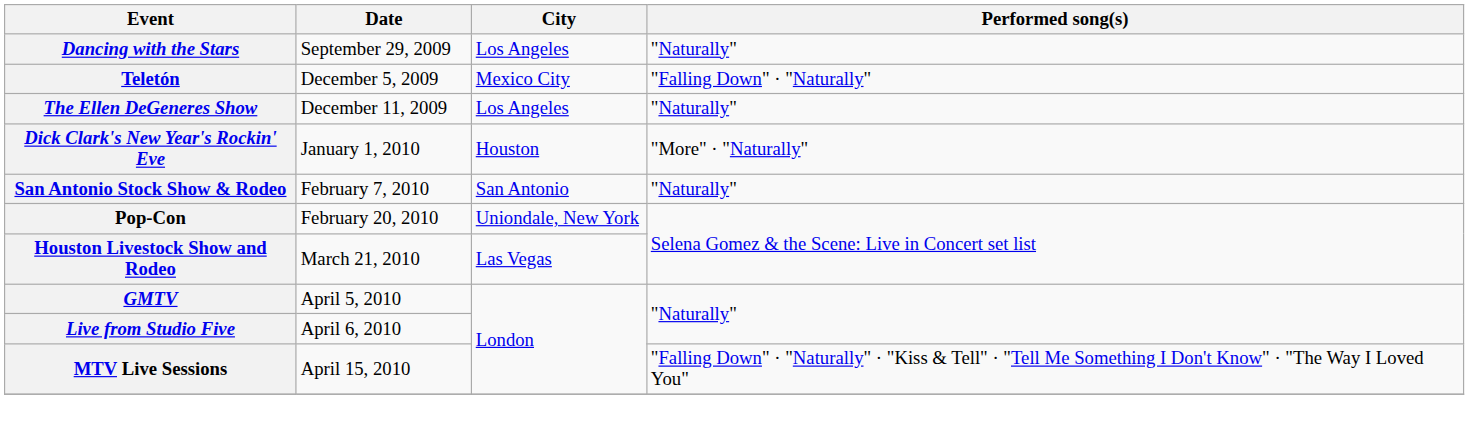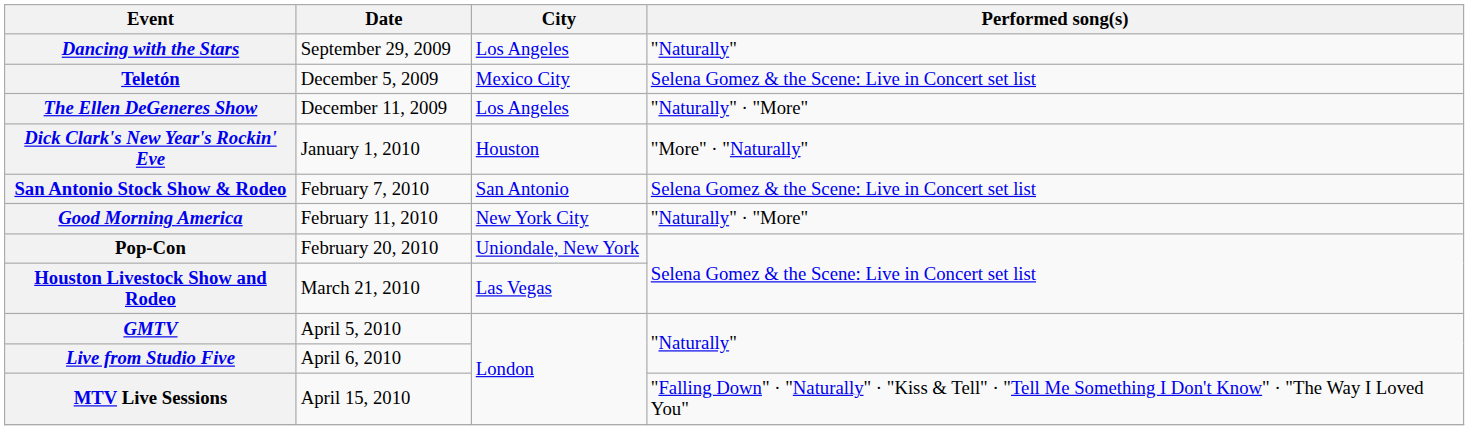(761, 78) "Falling Down" · "Naturally" -> (843, 78) Selena Gomez & the Scene: Live in Concert set list
(694, 108) "Naturally" -> (730, 108) "Naturally" · "More"
(694, 188) "Naturally" -> (843, 188) Selena Gomez & the Scene: Live in Concert set list
+ row: (150, 218)
